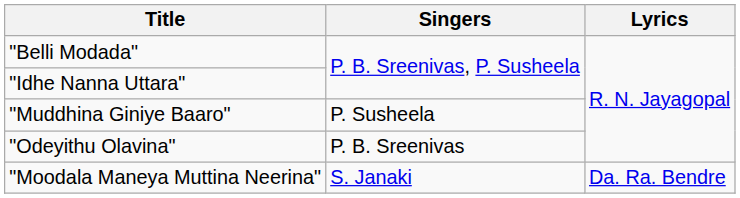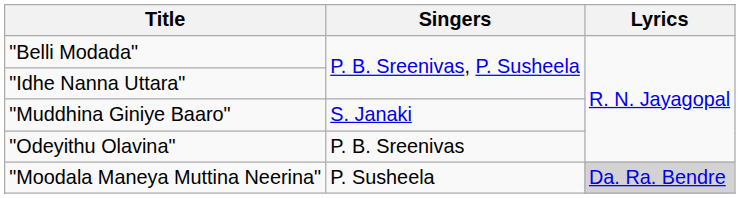(382, 114) P. Susheela -> (371, 114) S. Janaki
(371, 177) S. Janaki -> (382, 177) P. Susheela
(657, 177) no background -> (657, 177) lightgrey background
